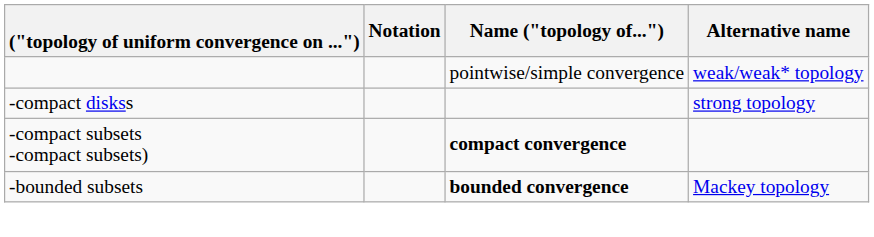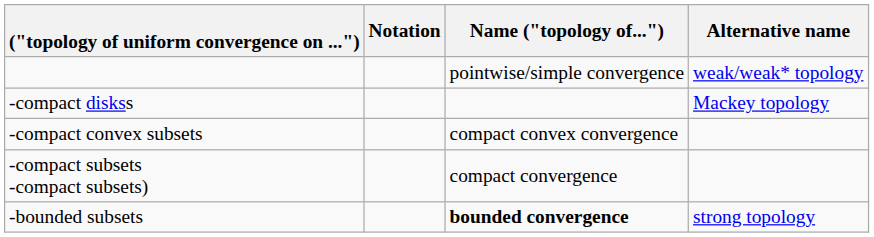(754, 103) strong topology -> (761, 103) Mackey topology
+ row: (106, 133)
(538, 144) bold -> (534, 175) normal
(761, 186) Mackey topology -> (754, 216) strong topology
